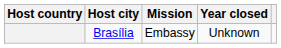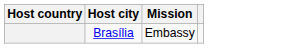- column: (234, 14)
